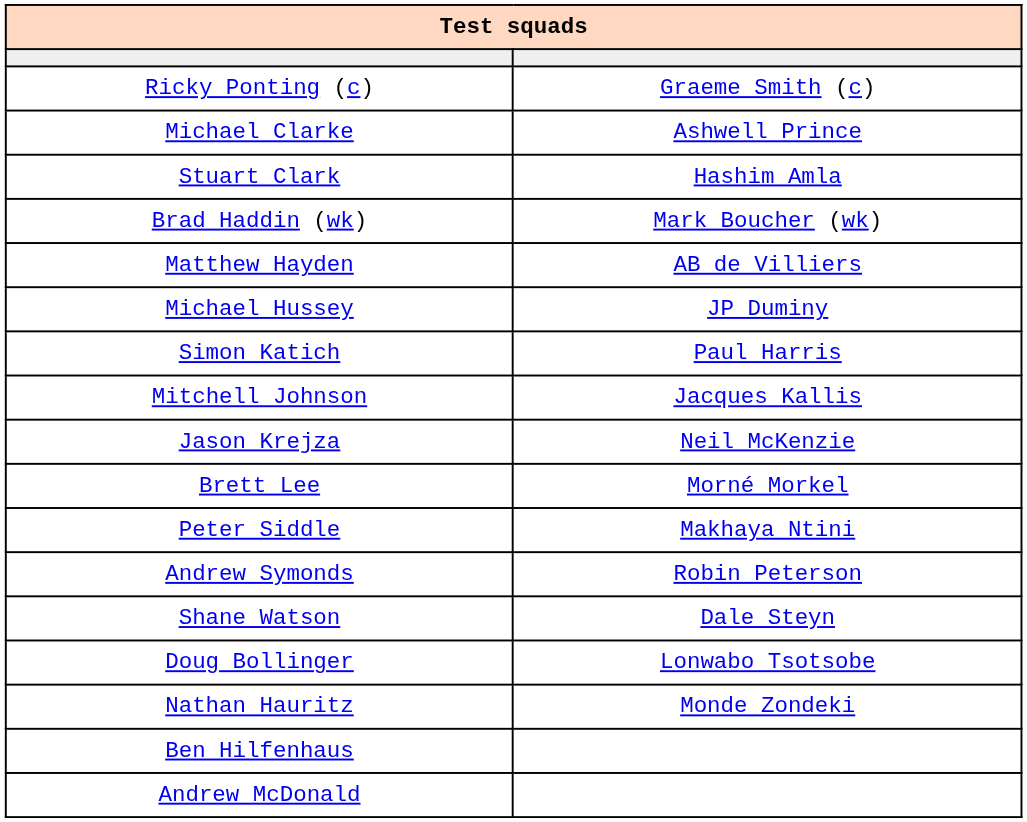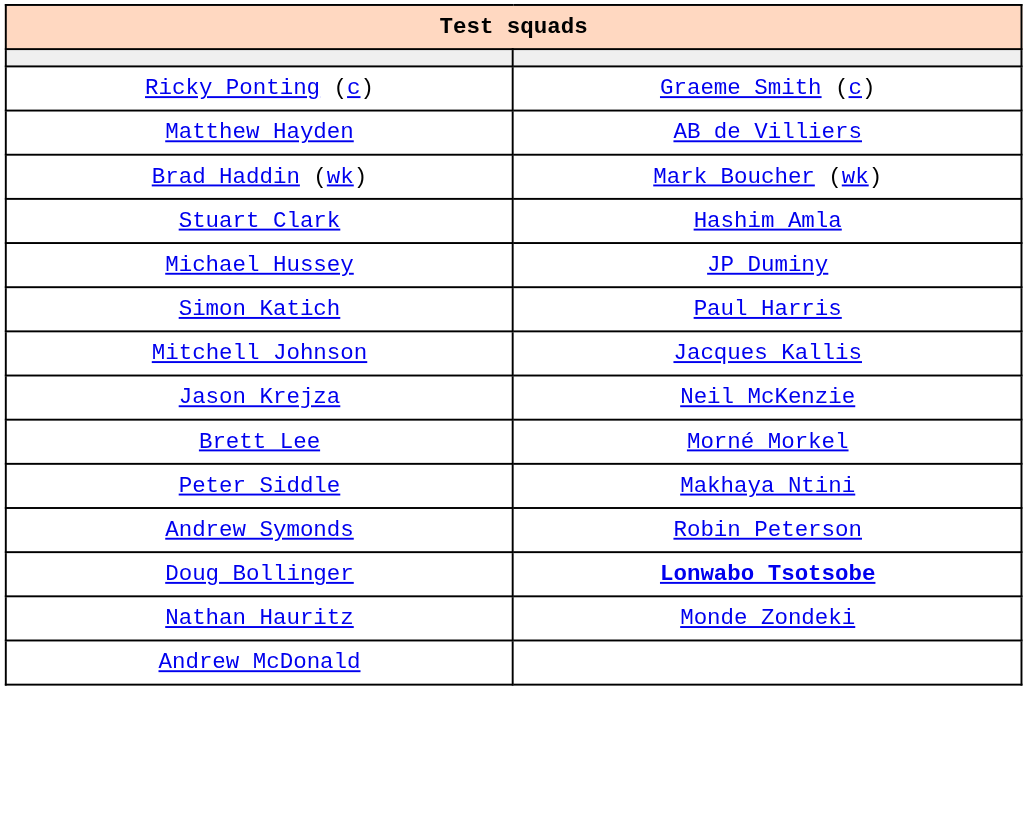- row: (259, 133)
rows swapped: (259, 177) <-> (259, 265)
- row: (259, 618)
(768, 663) normal -> (768, 574) bold
- row: (259, 751)
